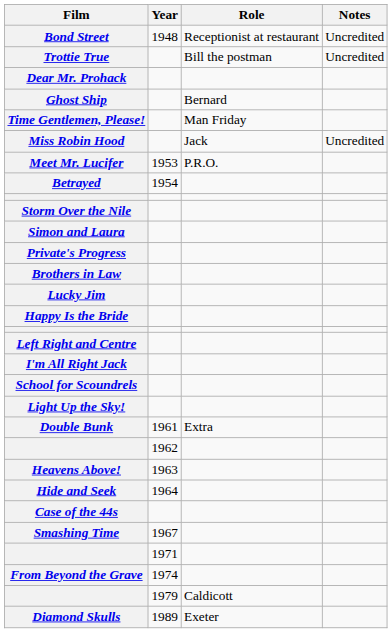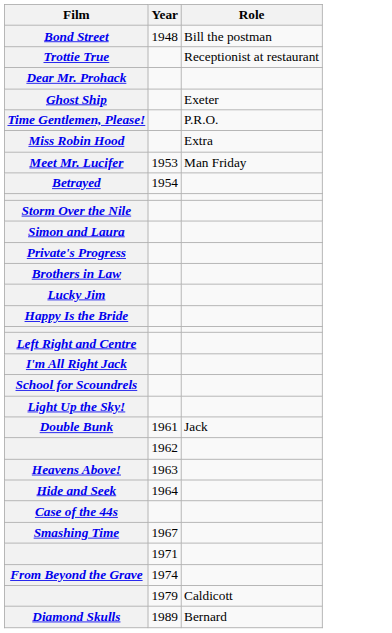- column: (355, 15)
(252, 36) Receptionist at restaurant -> (228, 36) Bill the postman
(228, 57) Bill the postman -> (252, 57) Receptionist at restaurant
(205, 99) Bernard -> (201, 99) Exeter
(215, 120) Man Friday -> (201, 120) P.R.O.
(196, 141) Jack -> (198, 141) Extra
(201, 162) P.R.O. -> (215, 162) Man Friday
(198, 427) Extra -> (196, 427) Jack
(201, 616) Exeter -> (205, 616) Bernard
